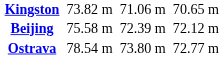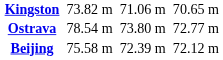rows swapped: (32, 28) <-> (32, 48)
